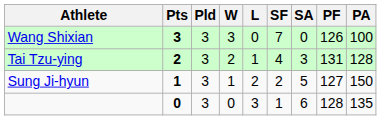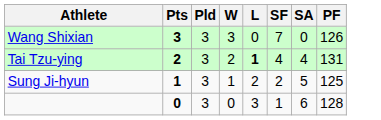- column: (361, 15)
(255, 59) normal -> (255, 59) bold
(304, 59) 3 -> (304, 59) 4
(332, 81) 127 -> (332, 81) 125
